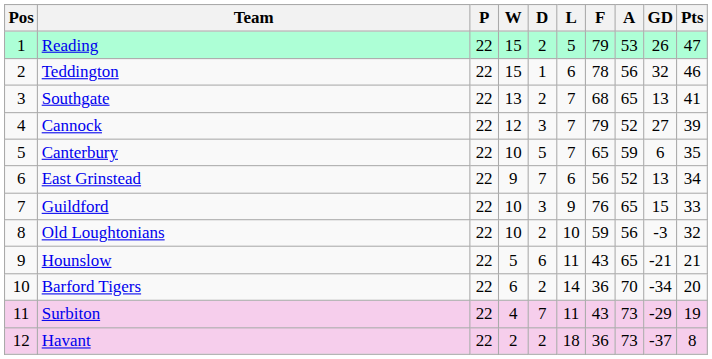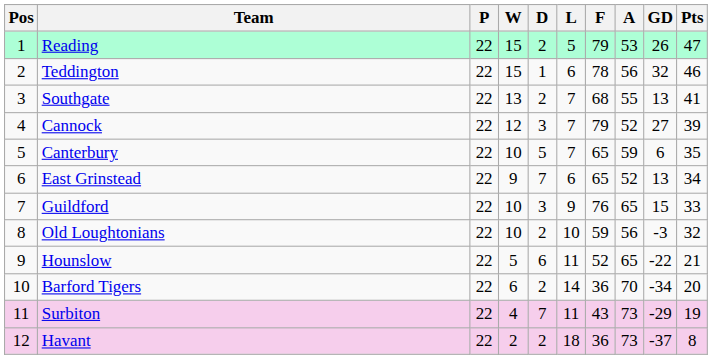(629, 98) 65 -> (629, 98) 55
(600, 179) 56 -> (600, 179) 65
(600, 260) 43 -> (600, 260) 52
(660, 260) -21 -> (660, 260) -22
